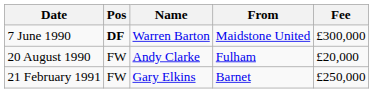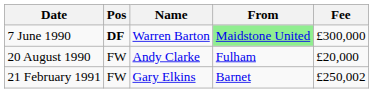(263, 35) no background -> (263, 35) lightgreen background
(341, 77) £250,000 -> (341, 77) £250,002
